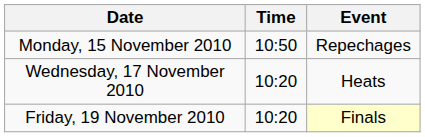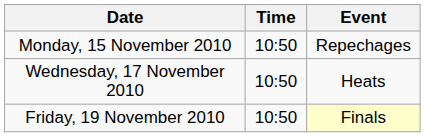(276, 81) 10:20 -> (276, 81) 10:50
(276, 117) 10:20 -> (276, 117) 10:50
